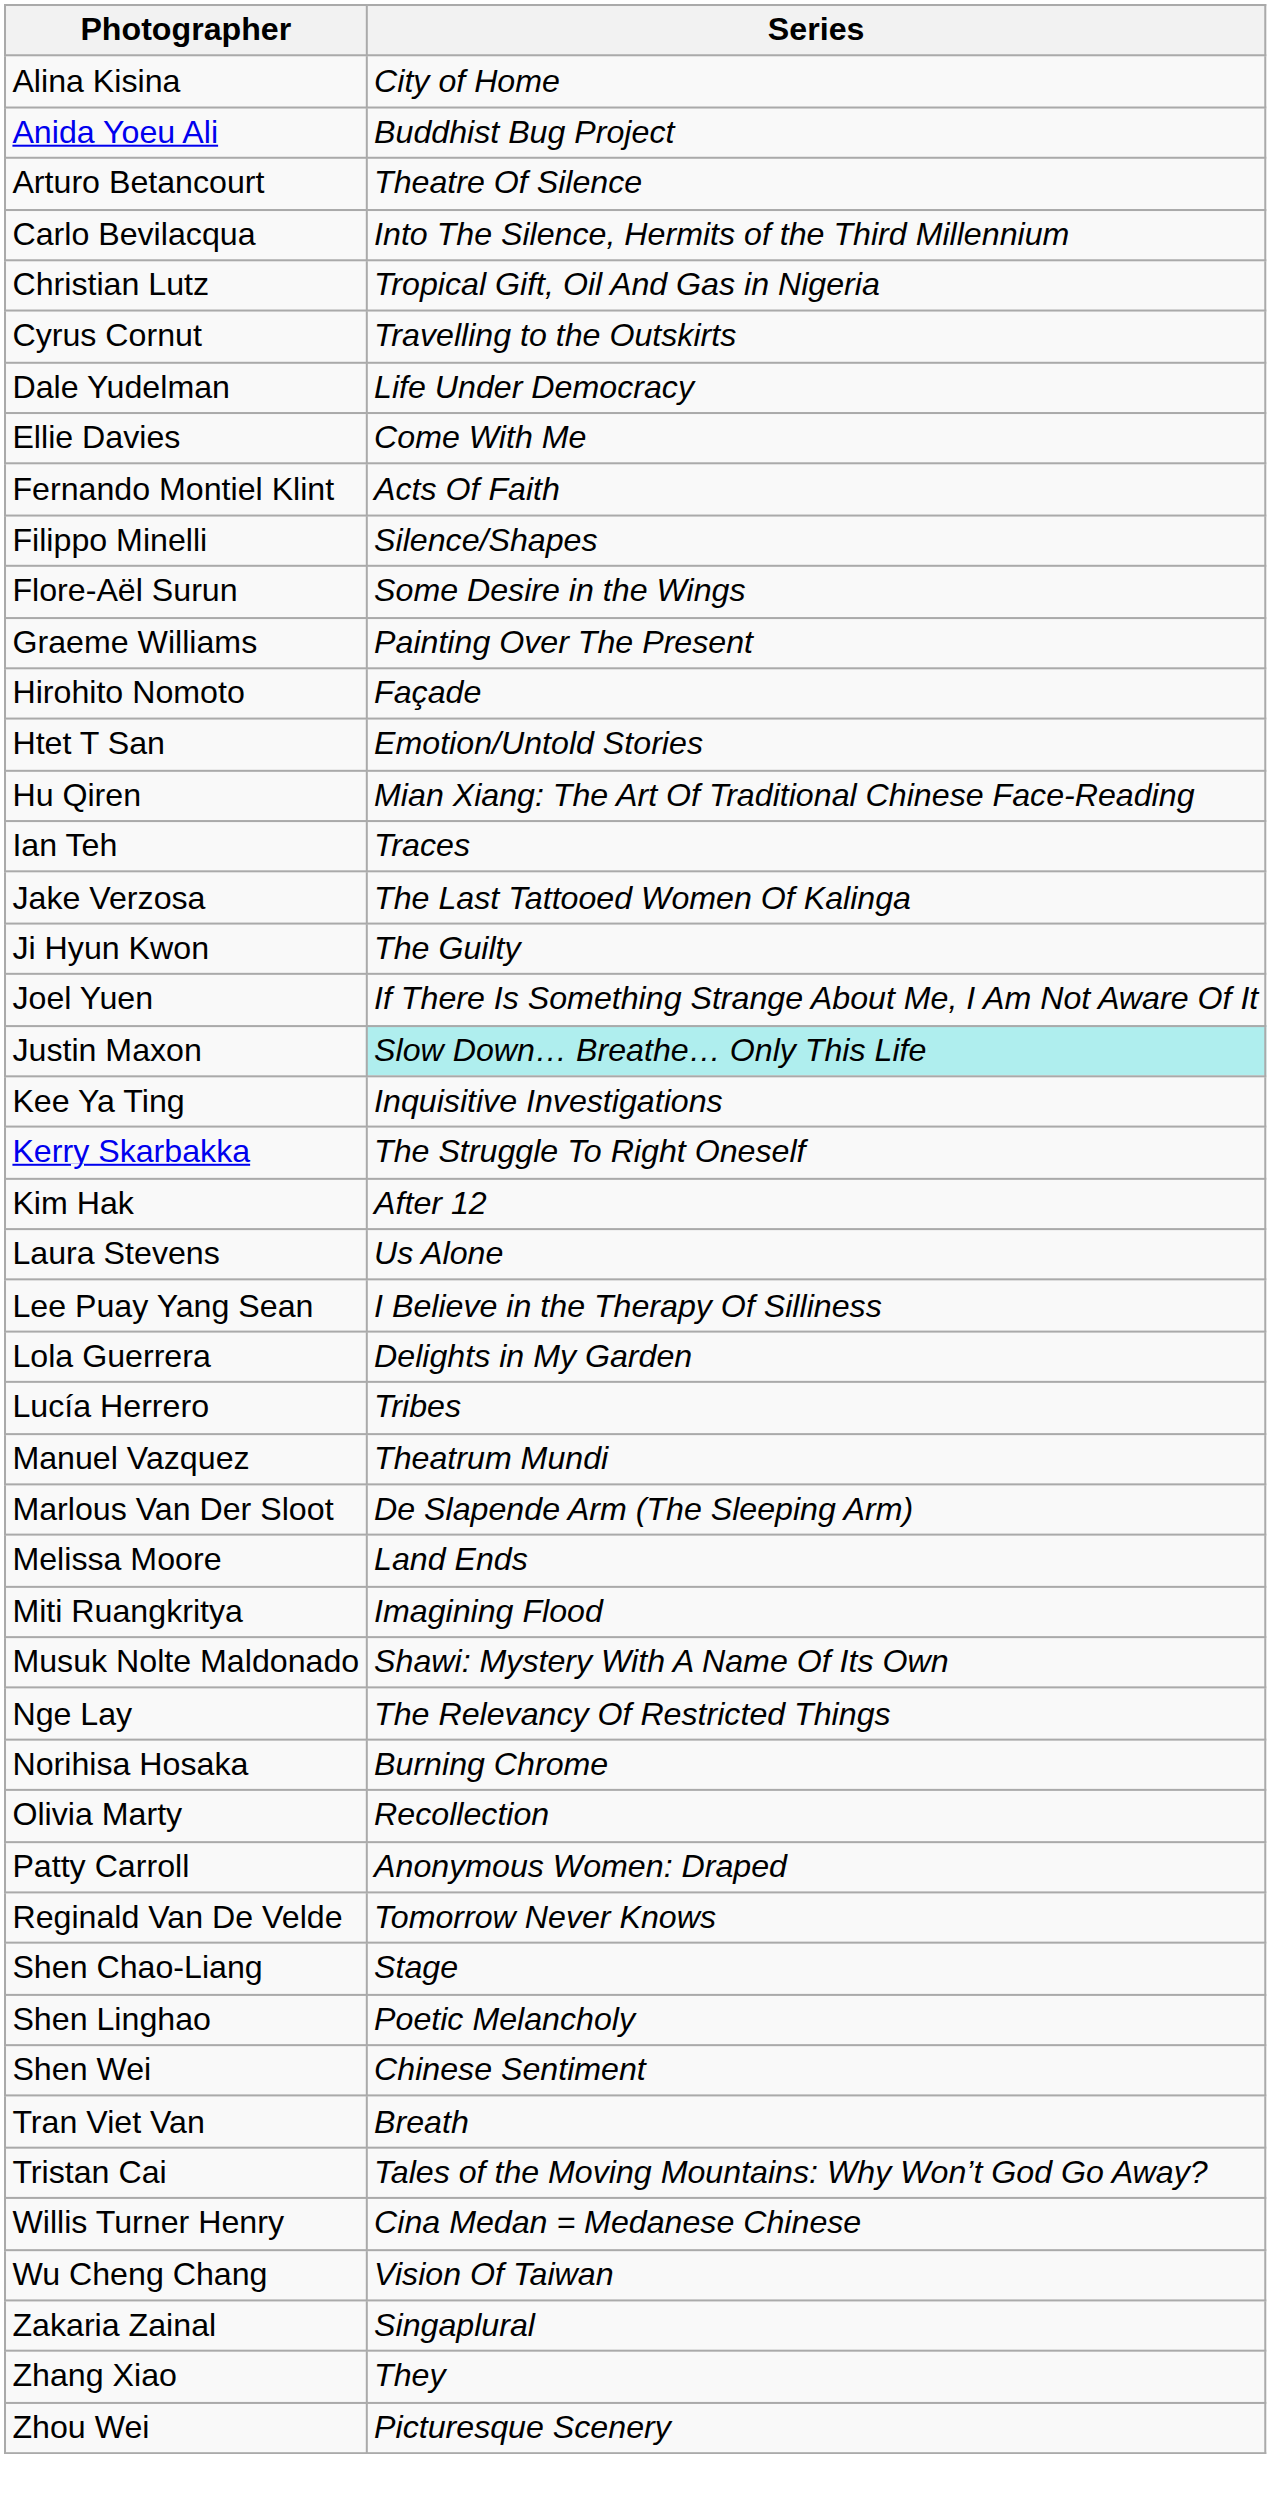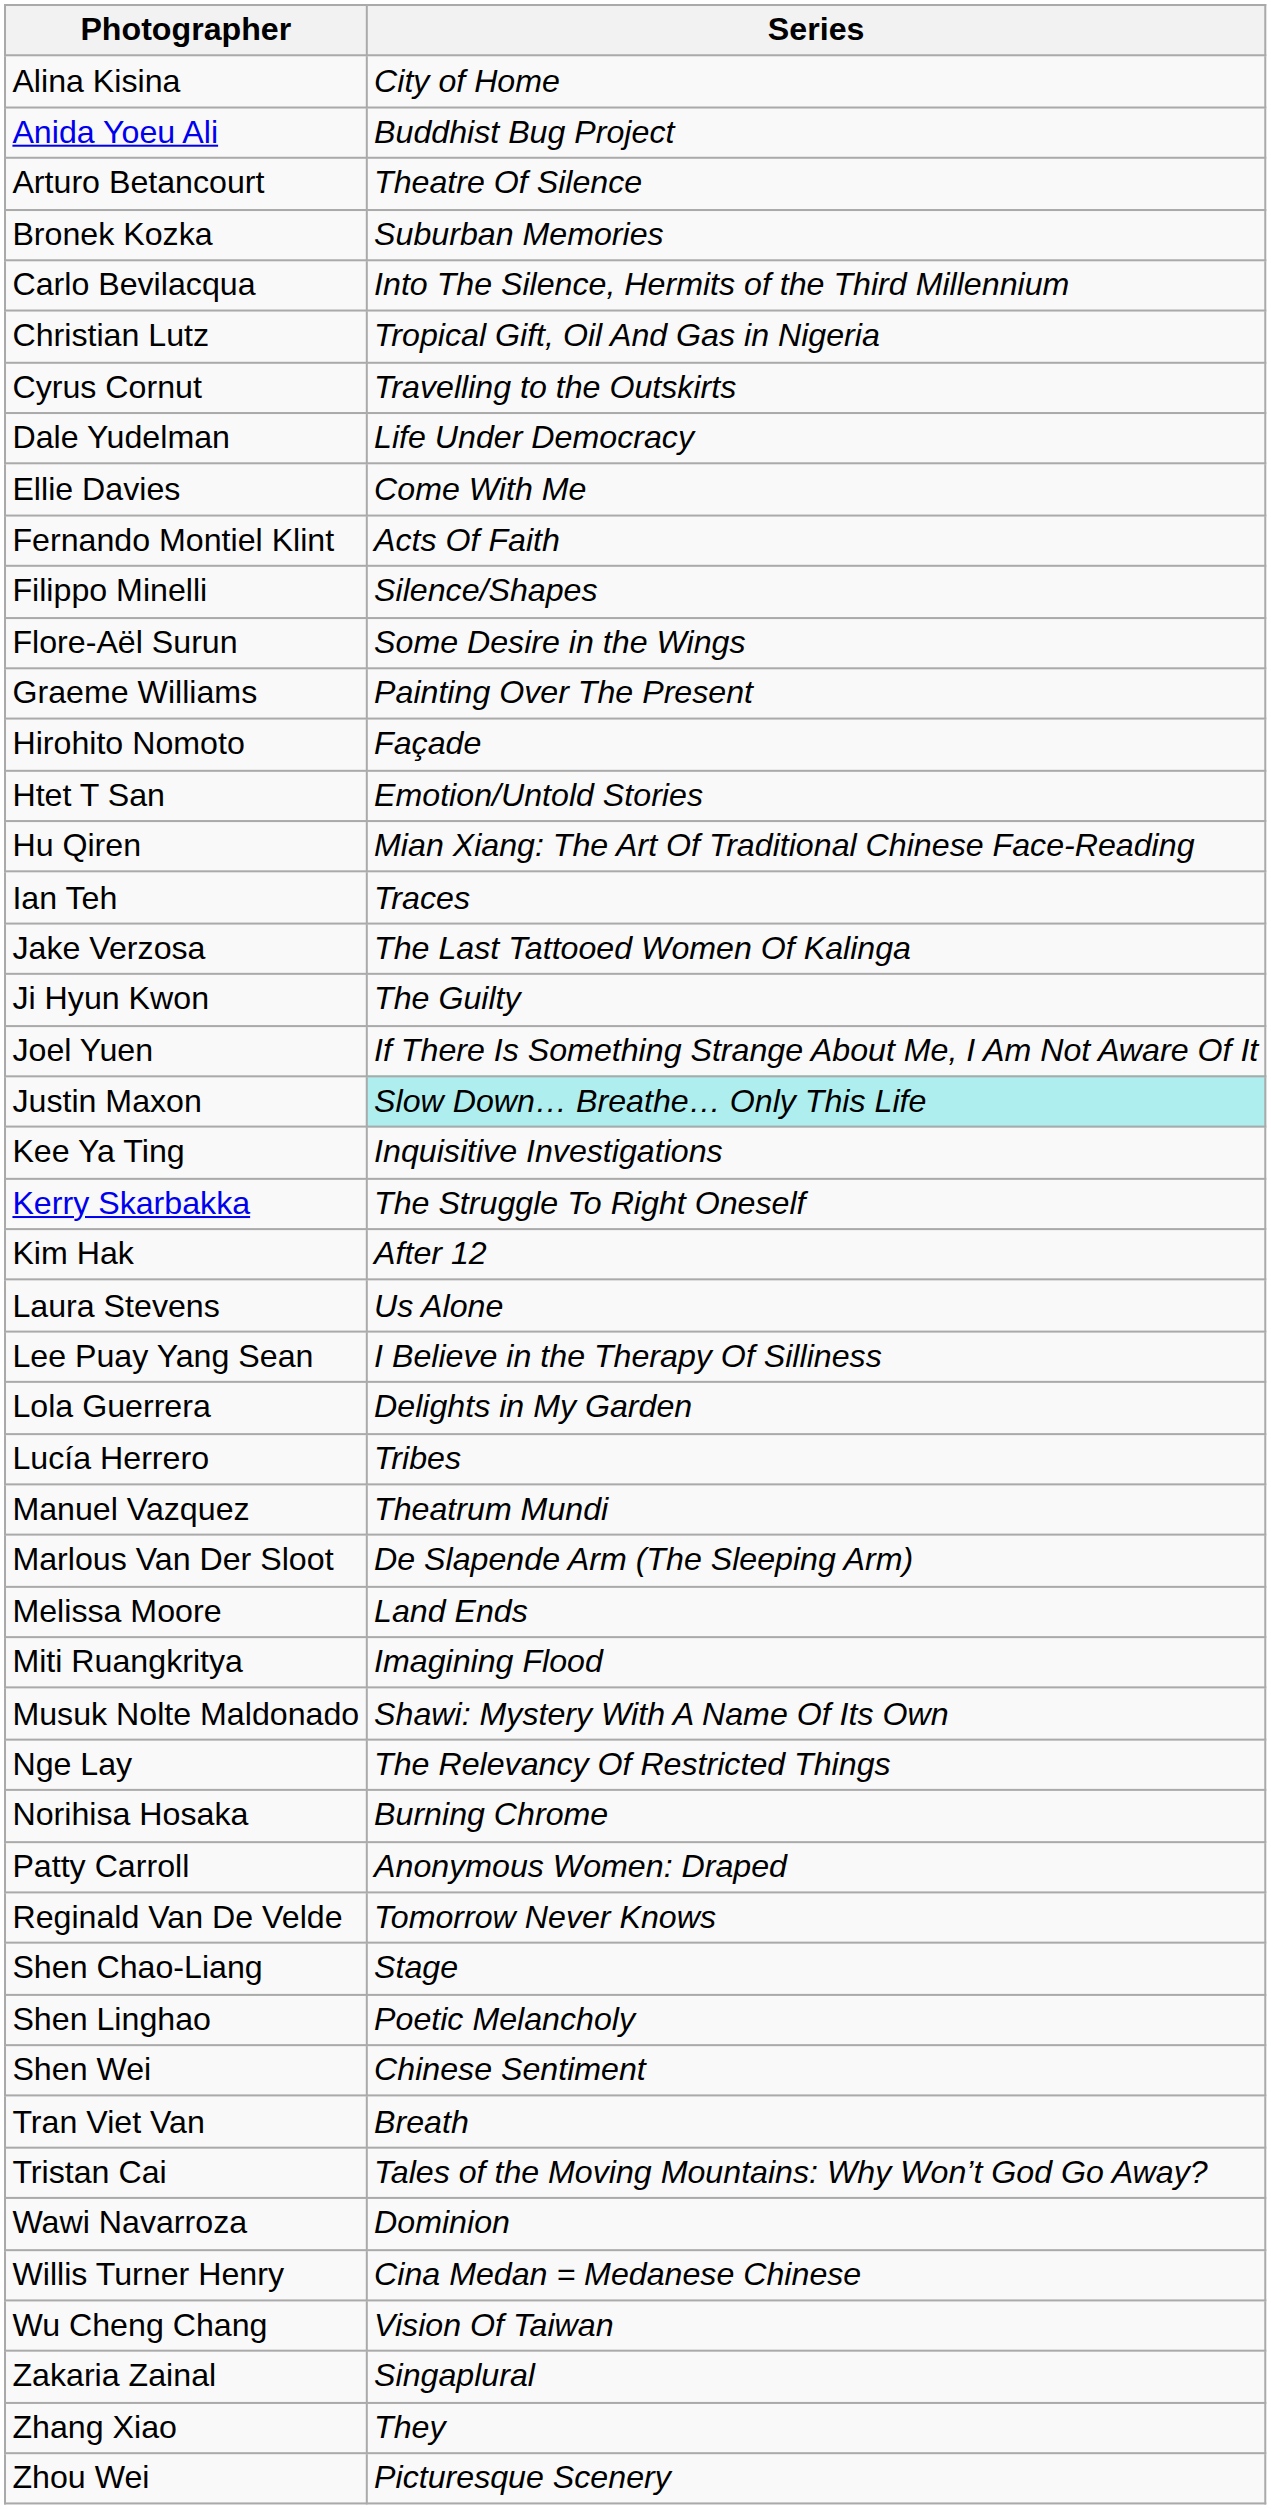+ row: (113, 234)
- row: (97, 1815)
+ row: (130, 2223)
